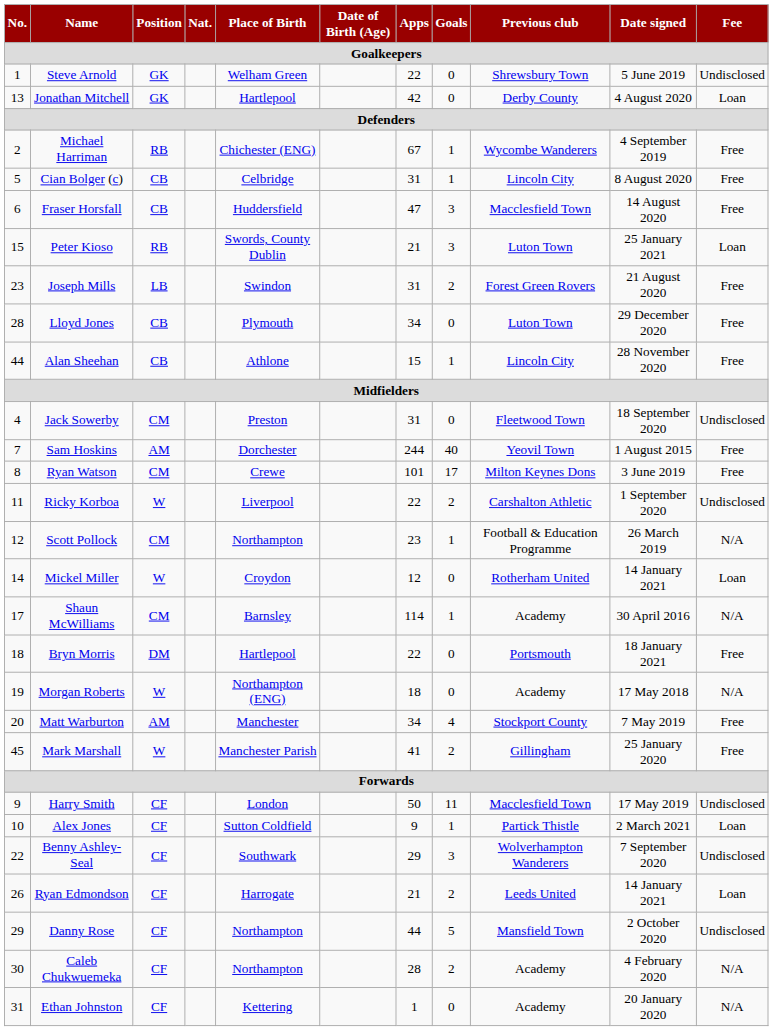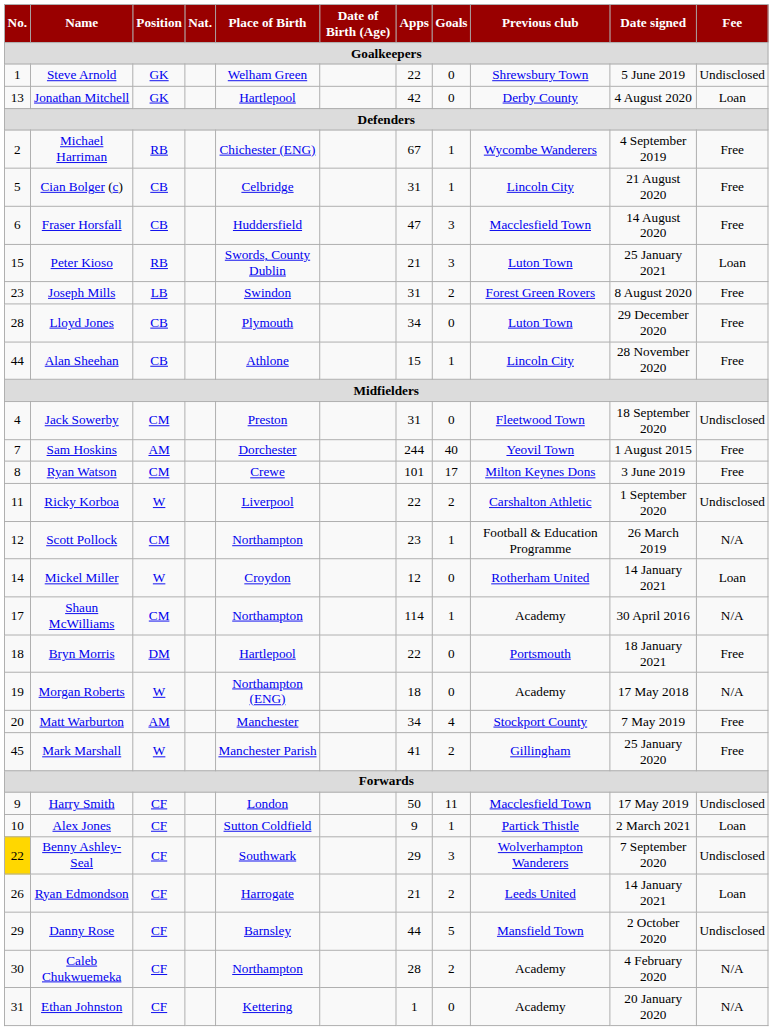(653, 179) 8 August 2020 -> (653, 187) 21 August 2020
(653, 285) 21 August 2020 -> (653, 293) 8 August 2020
(267, 616) Barnsley -> (267, 616) Northampton
(17, 855) no background -> (17, 855) gold background
(267, 931) Northampton -> (267, 931) Barnsley
